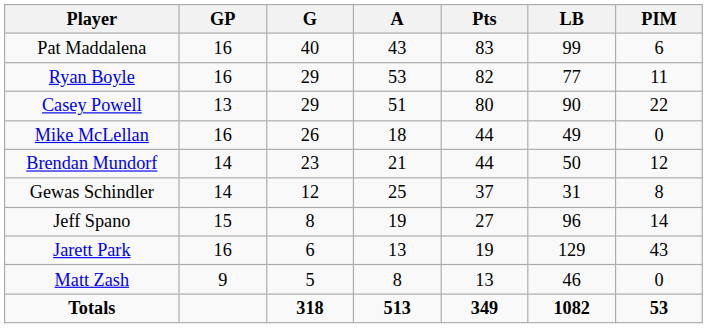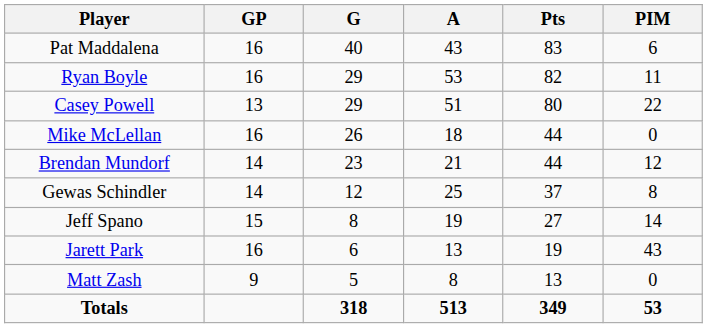- column: (572, 18)
